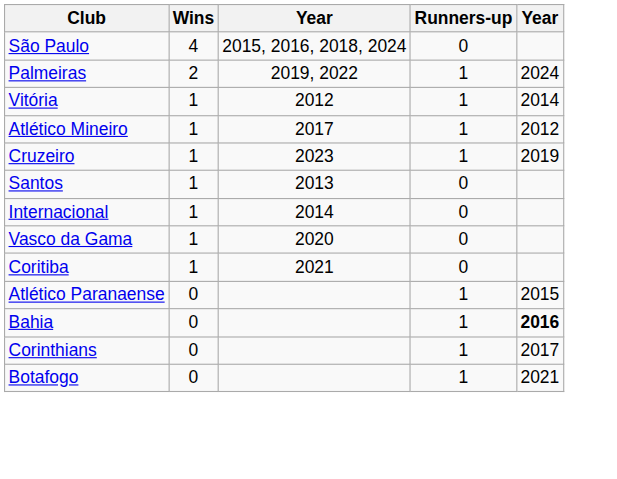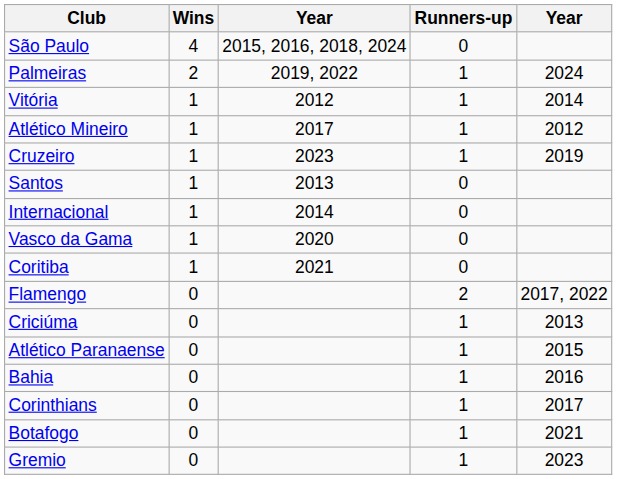+ row: (47, 294)
+ row: (43, 322)
(540, 322) bold -> (564, 377) normal
+ row: (37, 460)
